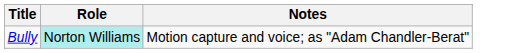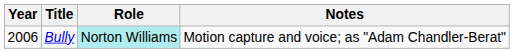+ column: (23, 15)
